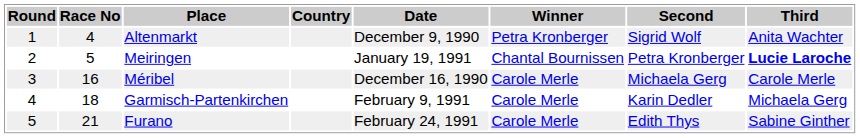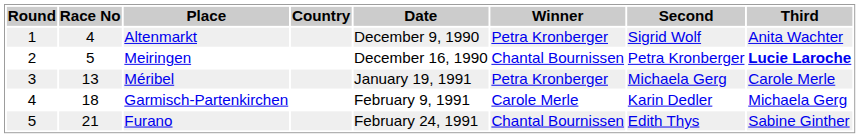(413, 58) January 19, 1991 -> (421, 58) December 16, 1990
(90, 79) 16 -> (90, 79) 13
(421, 79) December 16, 1990 -> (413, 79) January 19, 1991
(535, 79) Carole Merle -> (550, 79) Petra Kronberger
(535, 120) Carole Merle -> (558, 120) Chantal Bournissen
